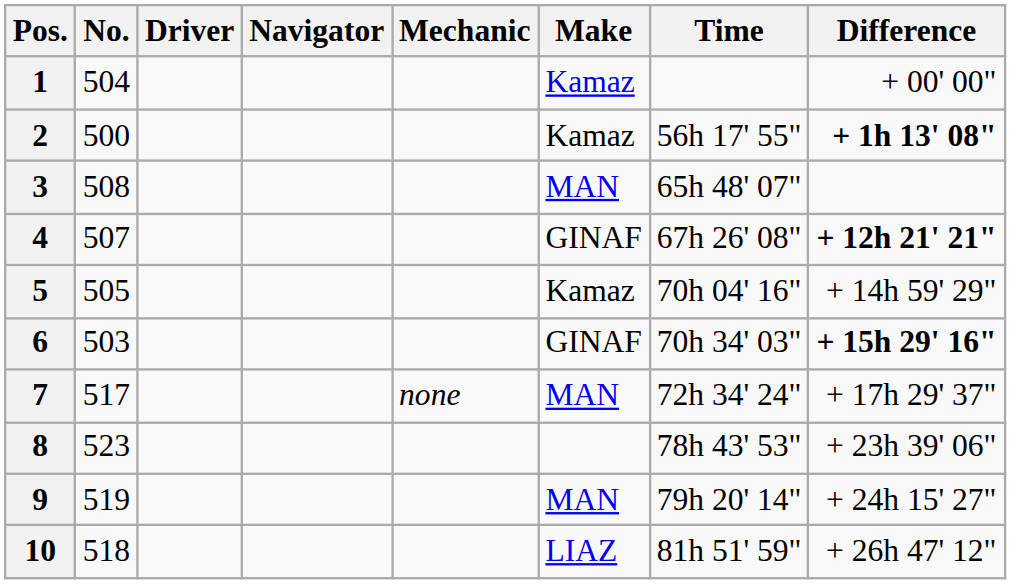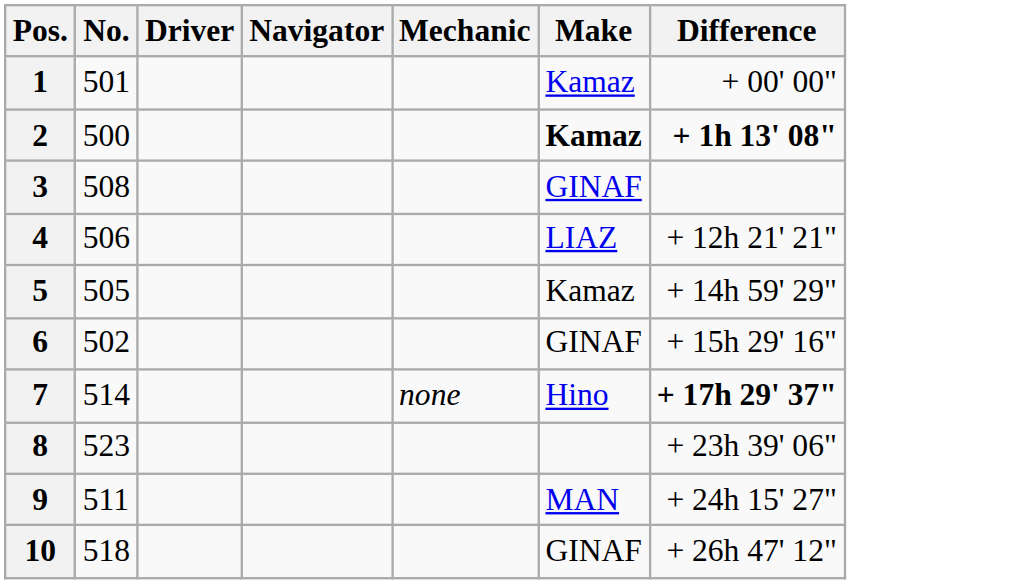- column: (729, 30)
(106, 82) 504 -> (106, 82) 501
(590, 134) normal -> (594, 134) bold
(582, 186) MAN -> (594, 186) GINAF
(106, 238) 507 -> (106, 238) 506
(594, 238) GINAF -> (581, 238) LIAZ
(906, 238) bold -> (752, 238) normal
(106, 342) 503 -> (106, 342) 502
(906, 342) bold -> (752, 342) normal
(106, 394) 517 -> (106, 394) 514
(582, 394) MAN -> (577, 394) Hino
(911, 394) normal -> (747, 394) bold
(106, 498) 519 -> (106, 498) 511
(581, 550) LIAZ -> (594, 550) GINAF
